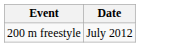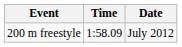+ column: (104, 13)
